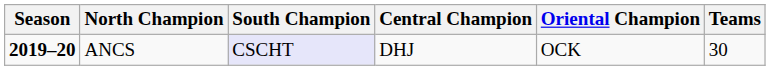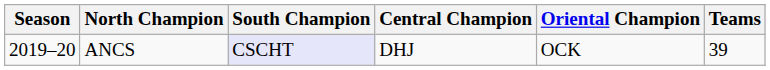(42, 49) bold -> (42, 49) normal
(718, 49) 30 -> (718, 49) 39
